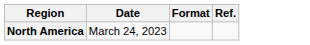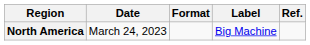+ column: (246, 13)
